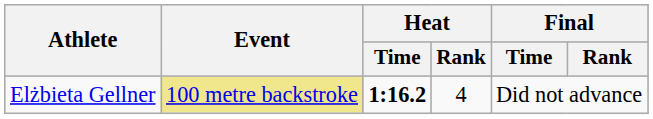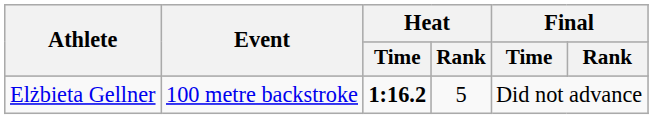(262, 94) khaki background -> (262, 94) no background
(461, 94) 4 -> (461, 94) 5
